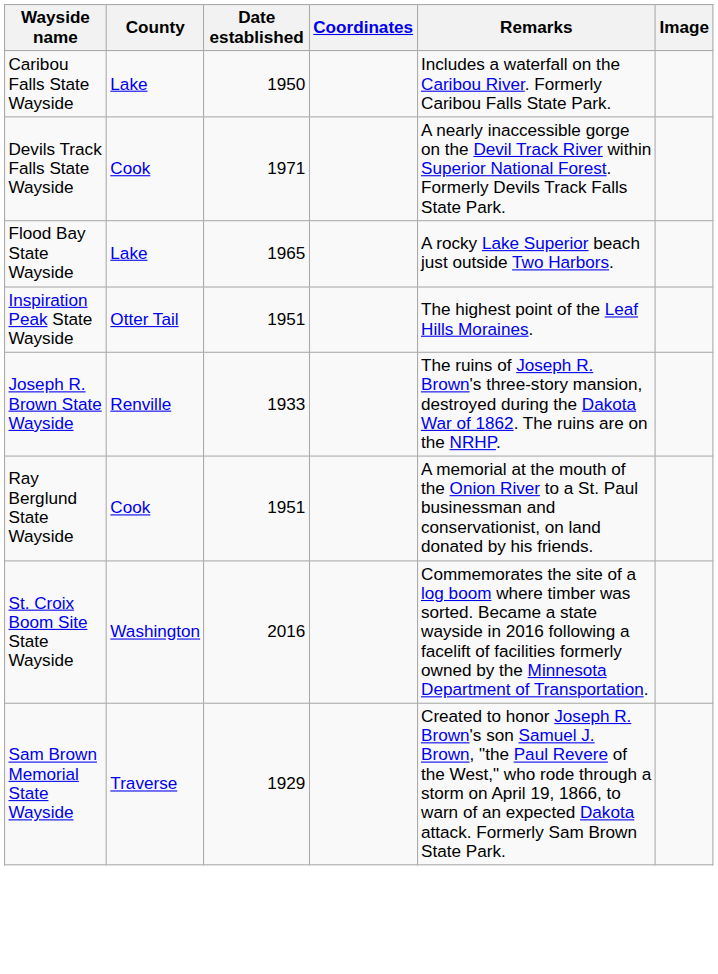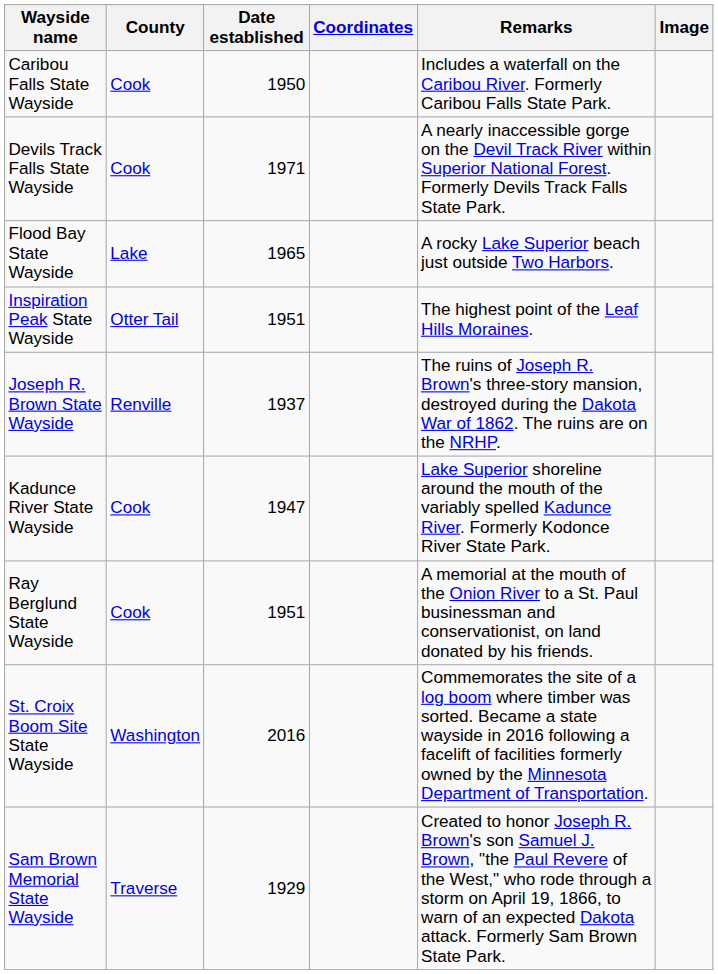(129, 83) Lake -> (130, 83) Cook
(286, 404) 1933 -> (286, 404) 1937
+ row: (51, 508)
